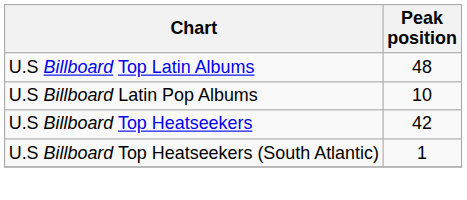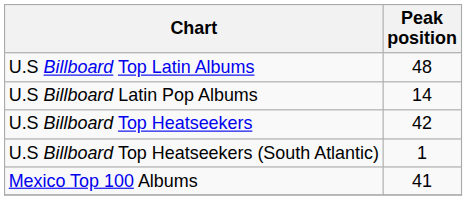(422, 95) 10 -> (422, 95) 14
+ row: (103, 180)
